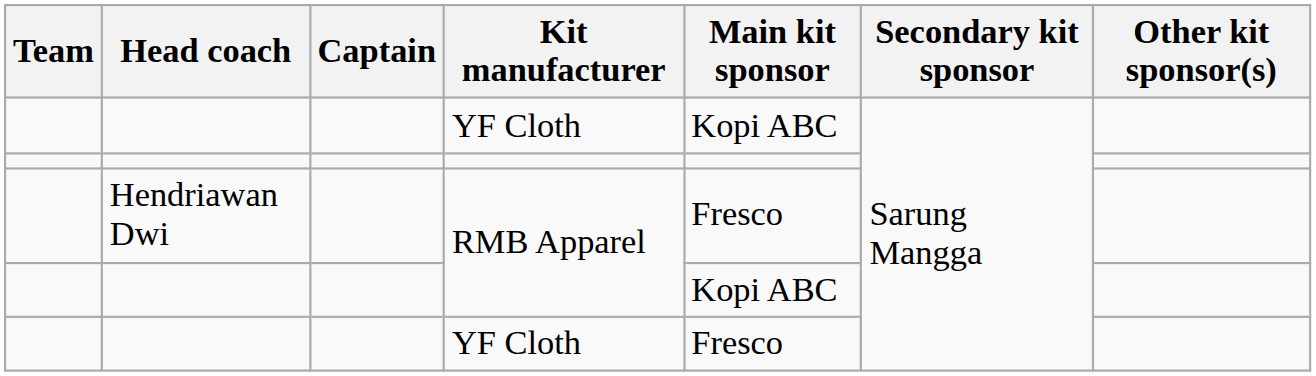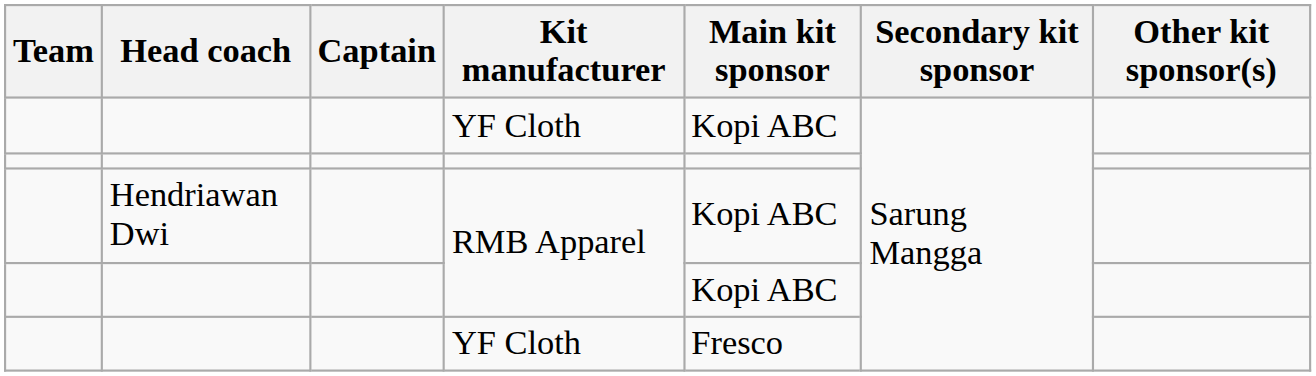(737, 214) Fresco -> (764, 214) Kopi ABC
